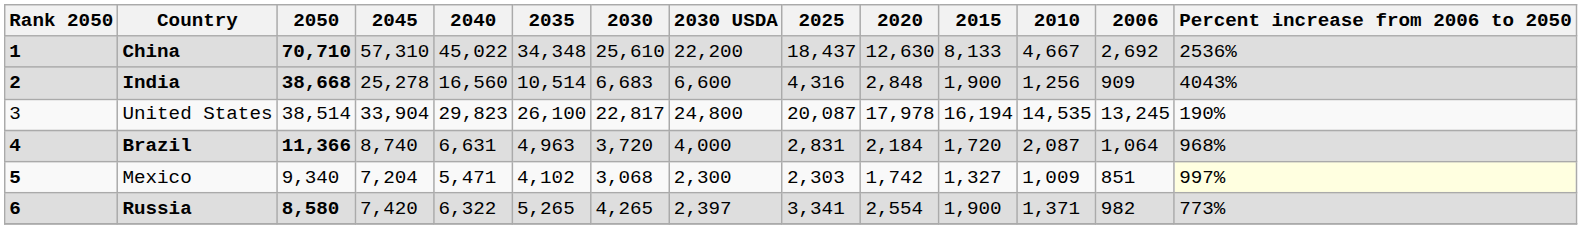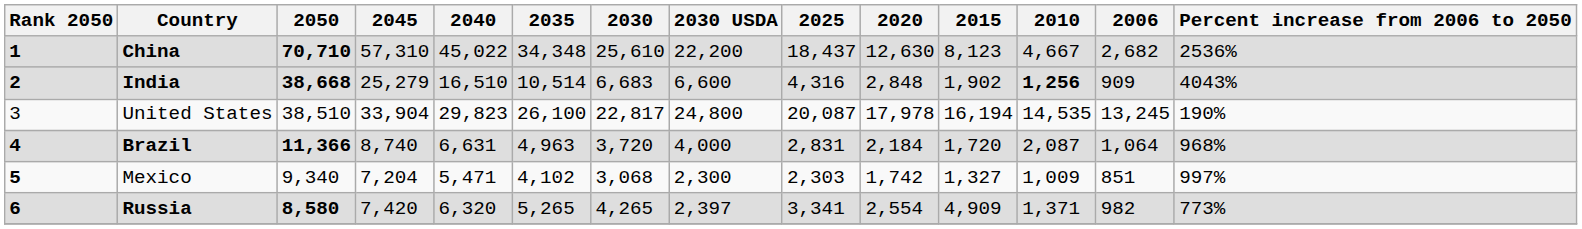(973, 52) 8,133 -> (973, 52) 8,123
(1130, 52) 2,692 -> (1130, 52) 2,682
(395, 83) 25,278 -> (395, 83) 25,279
(473, 83) 16,560 -> (473, 83) 16,510
(973, 83) 1,900 -> (973, 83) 1,902
(1051, 83) normal -> (1051, 83) bold
(316, 114) 38,514 -> (316, 114) 38,510
(1202, 177) lightyellow background -> (1202, 177) no background
(467, 209) 6,322 -> (467, 209) 6,320
(973, 209) 1,900 -> (973, 209) 4,909
